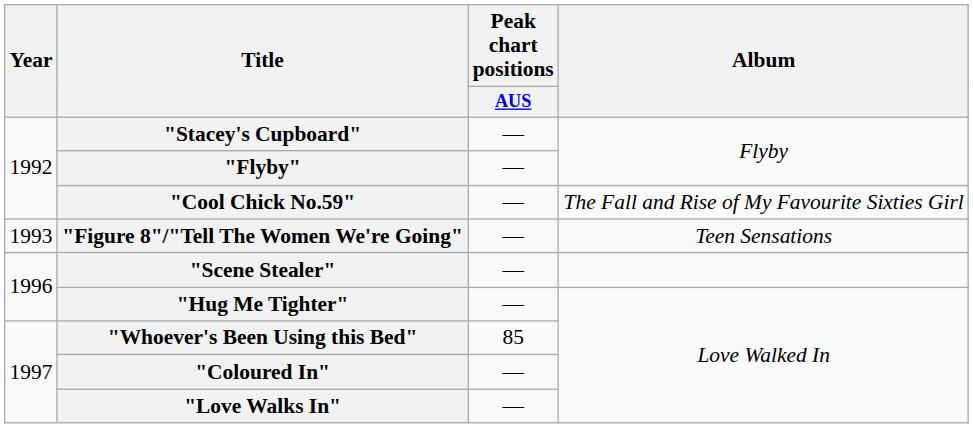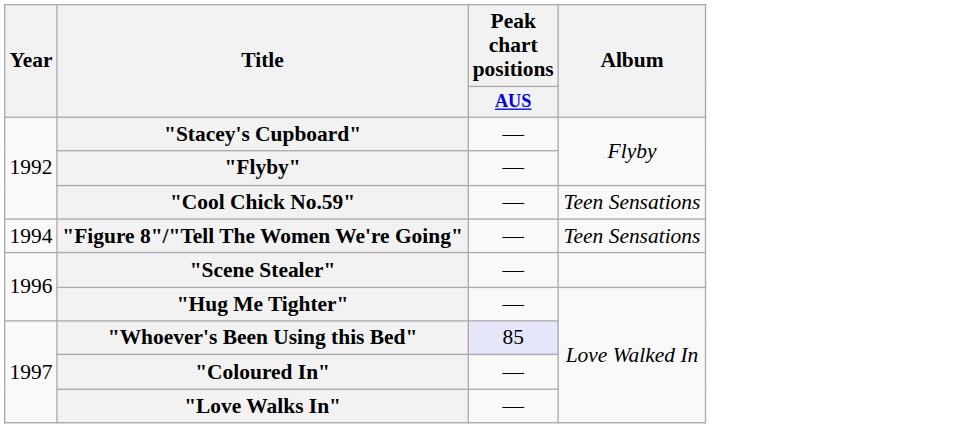(764, 201) The Fall and Rise of My Favourite Sixties Girl -> (632, 201) Teen Sensations
(31, 235) 1993 -> (31, 235) 1994
(513, 337) no background -> (513, 337) lavender background
